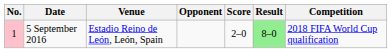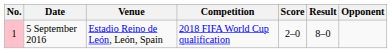columns swapped: (201, 12) <-> (336, 12)
(269, 34) lightgreen background -> (323, 34) no background
